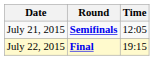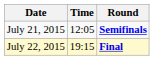columns swapped: (135, 13) <-> (94, 13)
